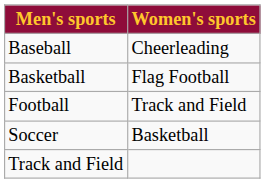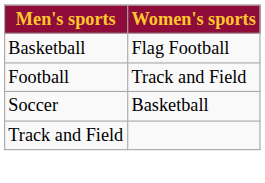- row: (40, 48)
